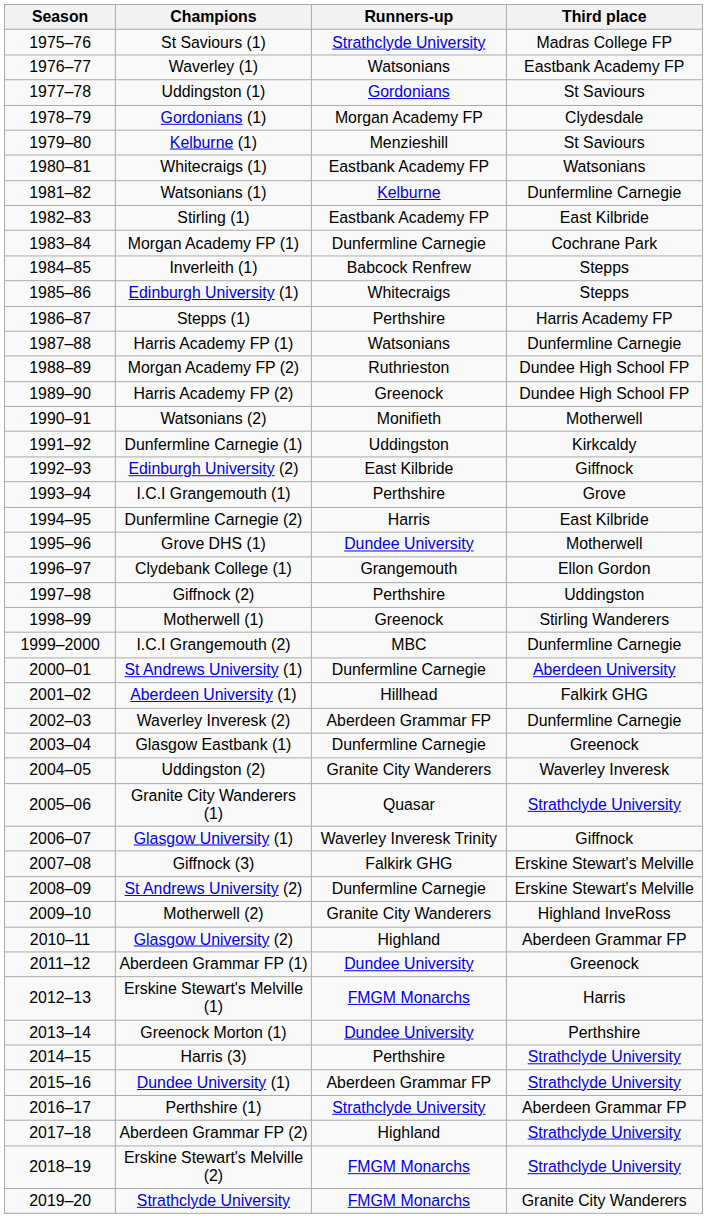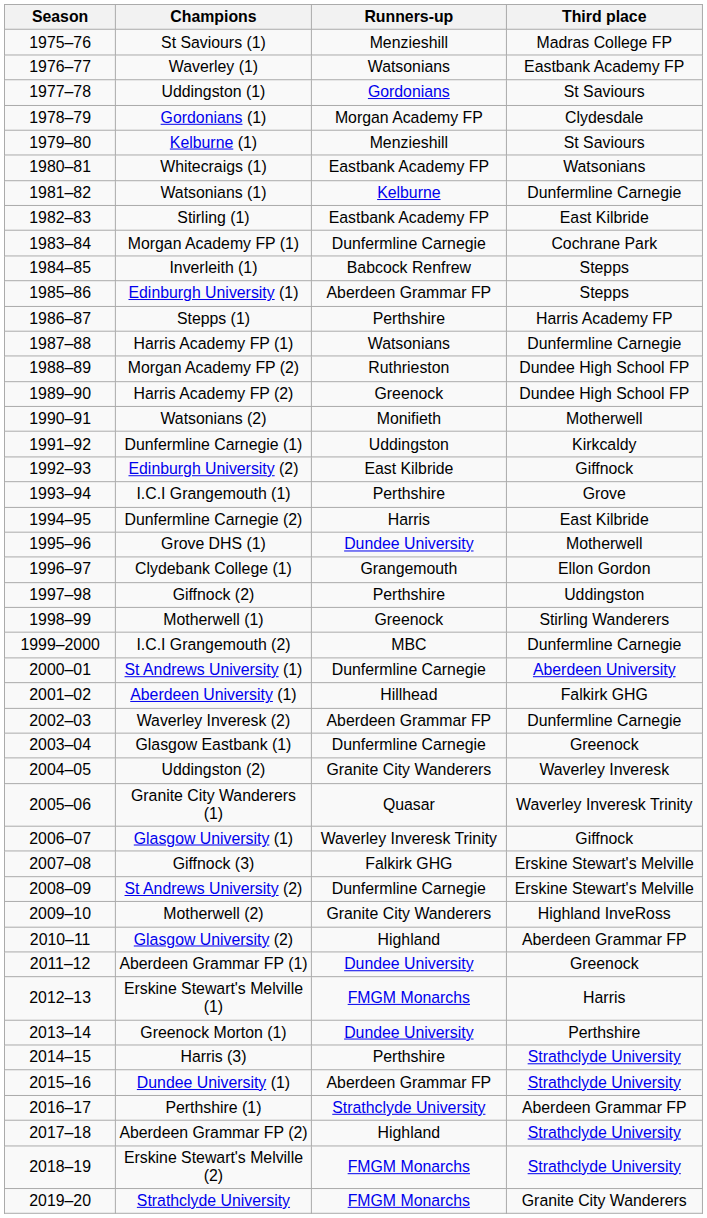(409, 42) Strathclyde University -> (409, 42) Menzieshill
(409, 293) Whitecraigs -> (409, 293) Aberdeen Grammar FP
(604, 804) Strathclyde University -> (604, 804) Waverley Inveresk Trinity
